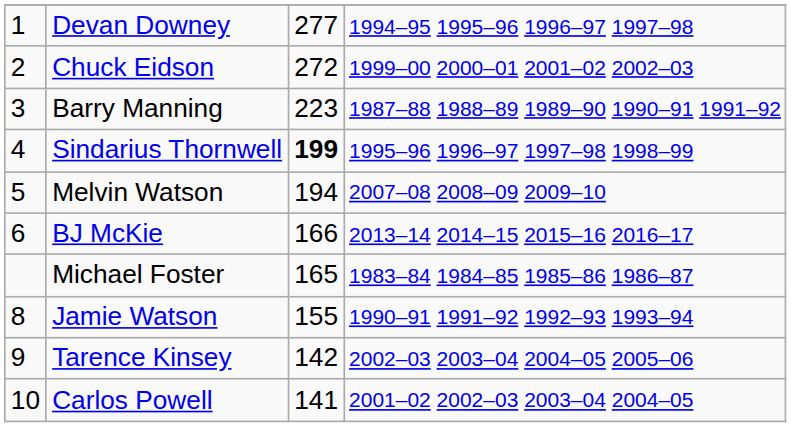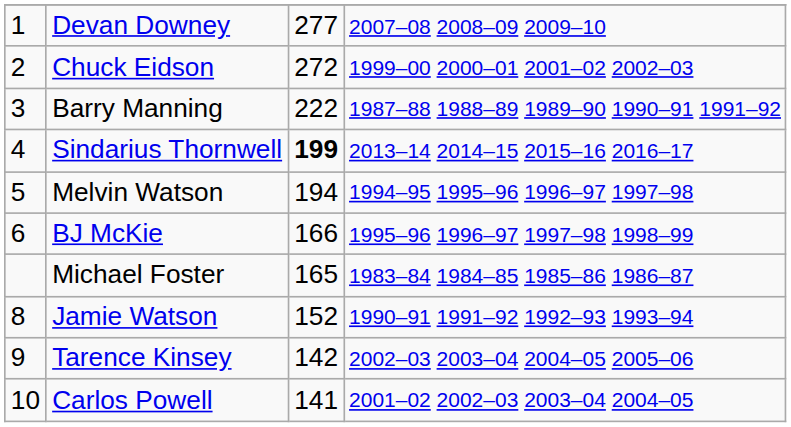(521, 26) 1994–95 1995–96 1996–97 1997–98 -> (477, 26) 2007–08 2008–09 2009–10
(316, 108) 223 -> (316, 108) 222
(521, 150) 1995–96 1996–97 1997–98 1998–99 -> (521, 150) 2013–14 2014–15 2015–16 2016–17
(477, 192) 2007–08 2008–09 2009–10 -> (521, 192) 1994–95 1995–96 1996–97 1997–98
(521, 234) 2013–14 2014–15 2015–16 2016–17 -> (521, 234) 1995–96 1996–97 1997–98 1998–99
(316, 316) 155 -> (316, 316) 152
